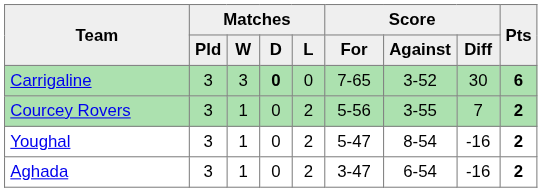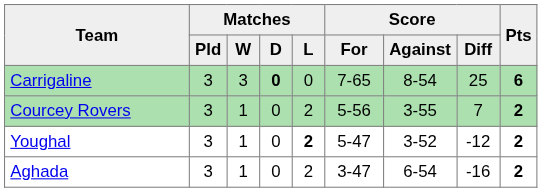(420, 80) 3-52 -> (420, 80) 8-54
(478, 80) 30 -> (478, 80) 25
(308, 141) normal -> (308, 141) bold
(420, 141) 8-54 -> (420, 141) 3-52
(478, 141) -16 -> (478, 141) -12
